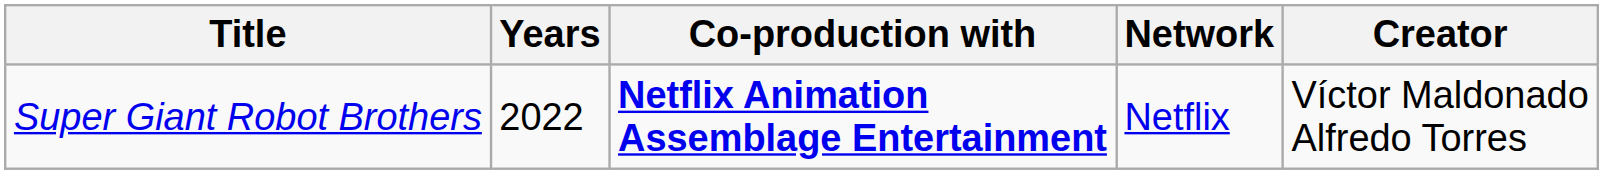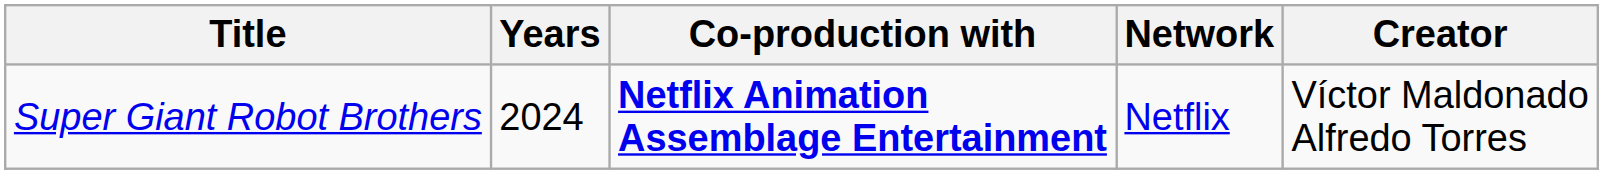(542, 116) 2022 -> (542, 116) 2024
